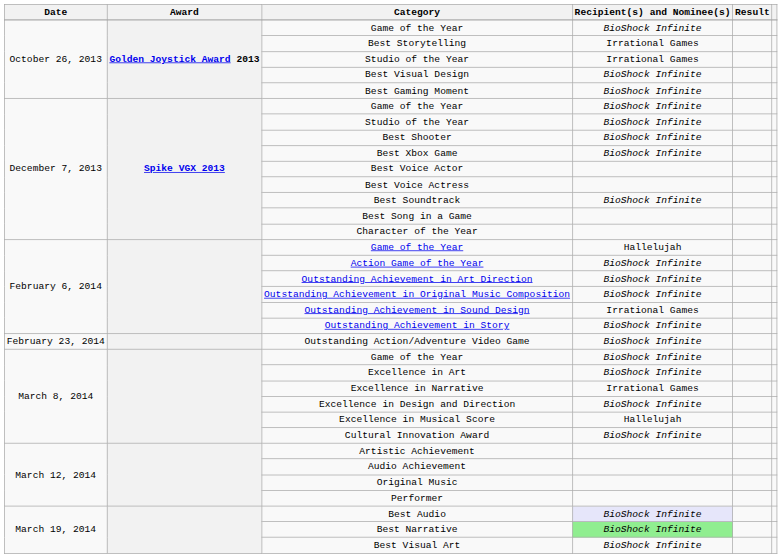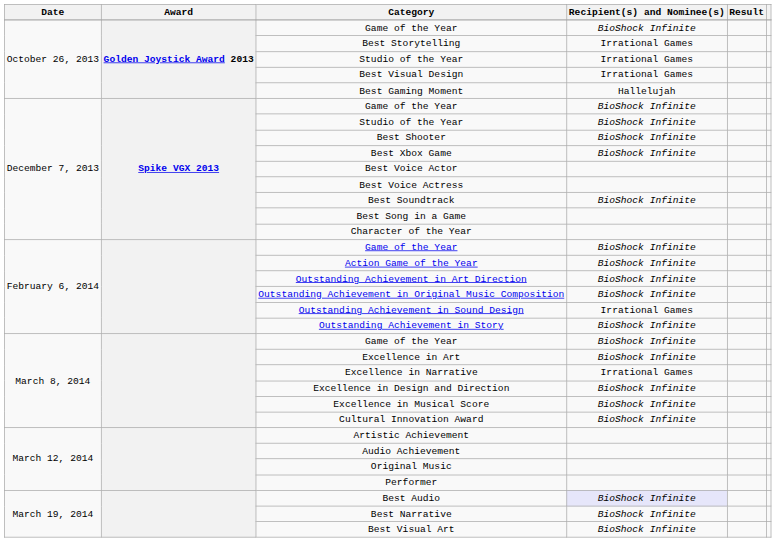(653, 75) BioShock Infinite -> (647, 75) Irrational Games
(653, 91) BioShock Infinite -> (647, 91) Hallelujah
(653, 247) Hallelujah -> (647, 247) BioShock Infinite
- row: (56, 341)
(653, 420) Hallelujah -> (647, 404) BioShock Infinite
(653, 530) lightgreen background -> (647, 514) no background
